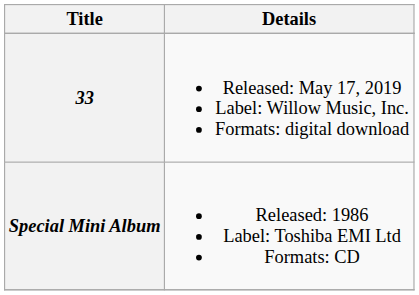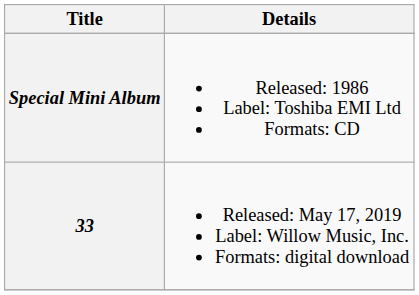rows swapped: (85, 225) <-> (85, 97)
